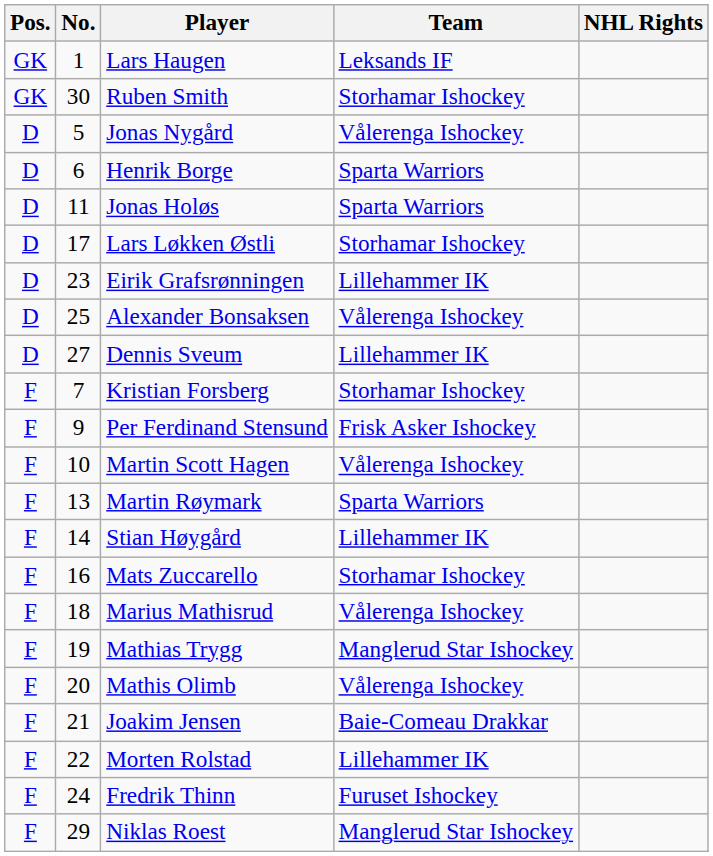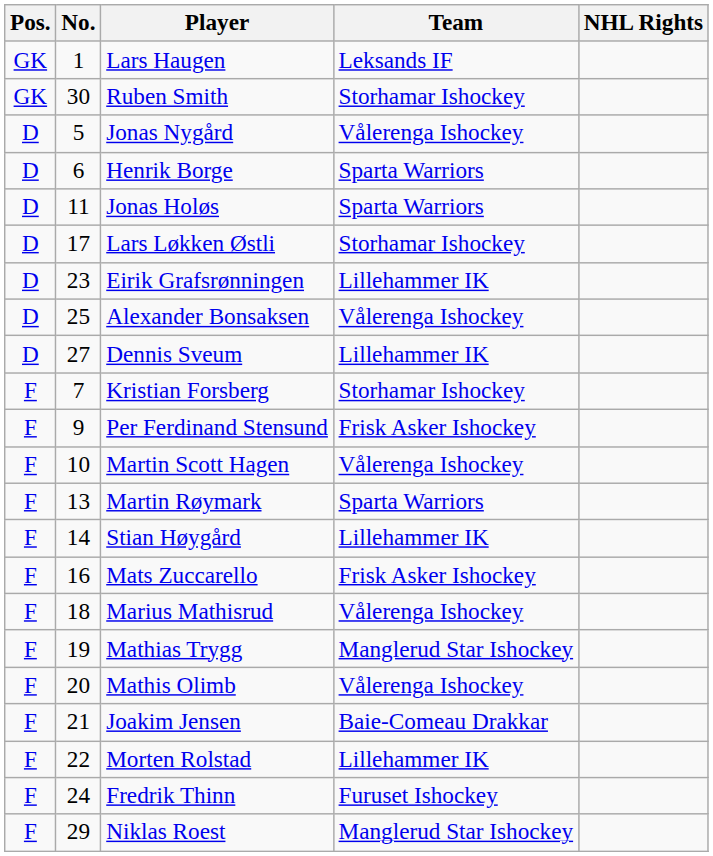(432, 574) Storhamar Ishockey -> (437, 574) Frisk Asker Ishockey
